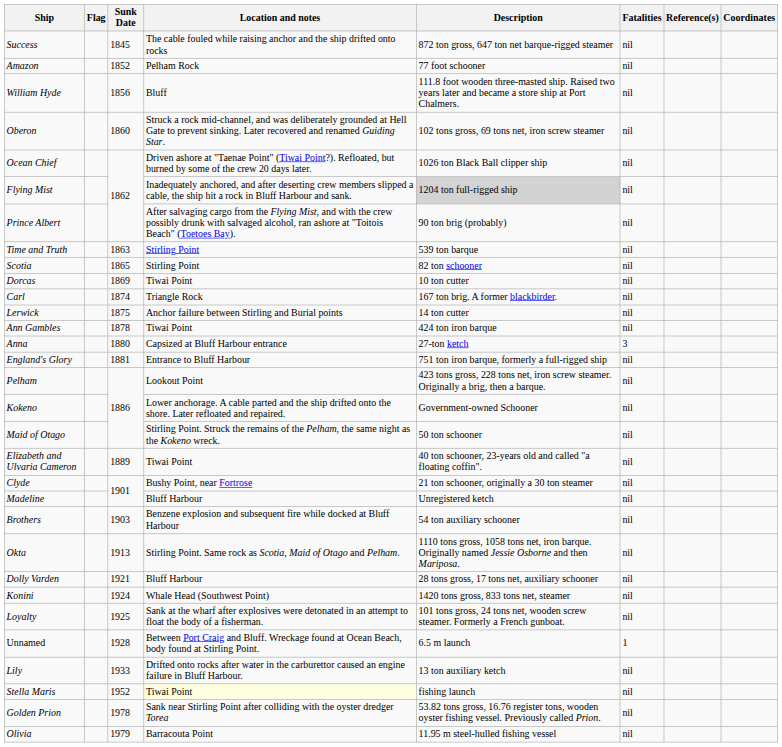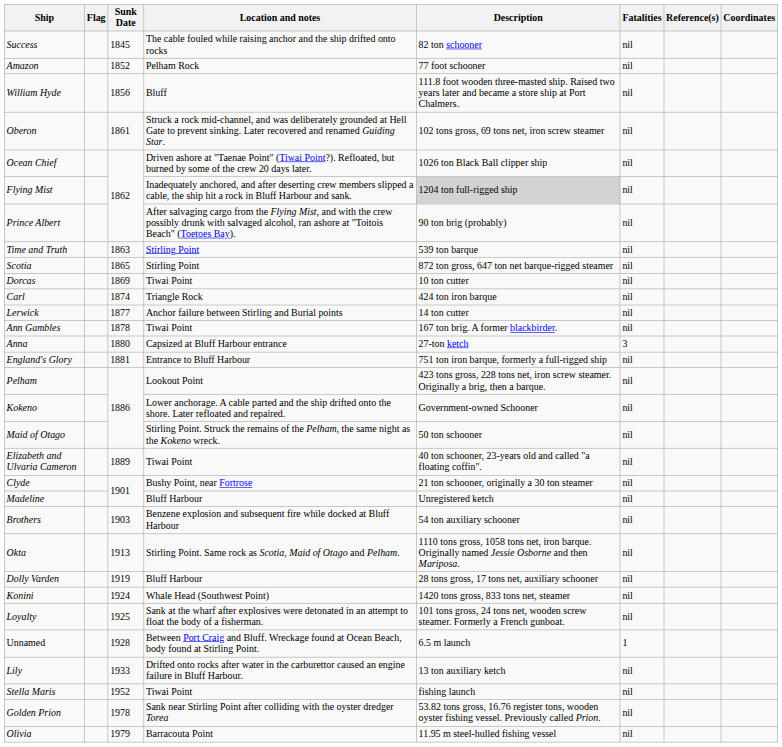(516, 44) 872 ton gross, 647 ton net barque-rigged steamer -> (450, 44) 82 ton schooner
(120, 131) 1860 -> (120, 131) 1861
(450, 265) 82 ton schooner -> (516, 265) 872 ton gross, 647 ton net barque-rigged steamer
(488, 297) 167 ton brig. A former blackbirder. -> (458, 297) 424 ton iron barque
(120, 312) 1875 -> (120, 312) 1877
(458, 328) 424 ton iron barque -> (488, 328) 167 ton brig. A former blackbirder.
(120, 579) 1921 -> (120, 579) 1919
(169, 691) lightyellow background -> (169, 691) no background
